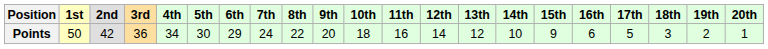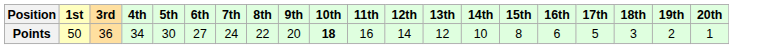- column: (107, 14)
(235, 33) 29 -> (200, 33) 27
(363, 33) normal -> (329, 33) bold
(554, 33) 9 -> (519, 33) 8
